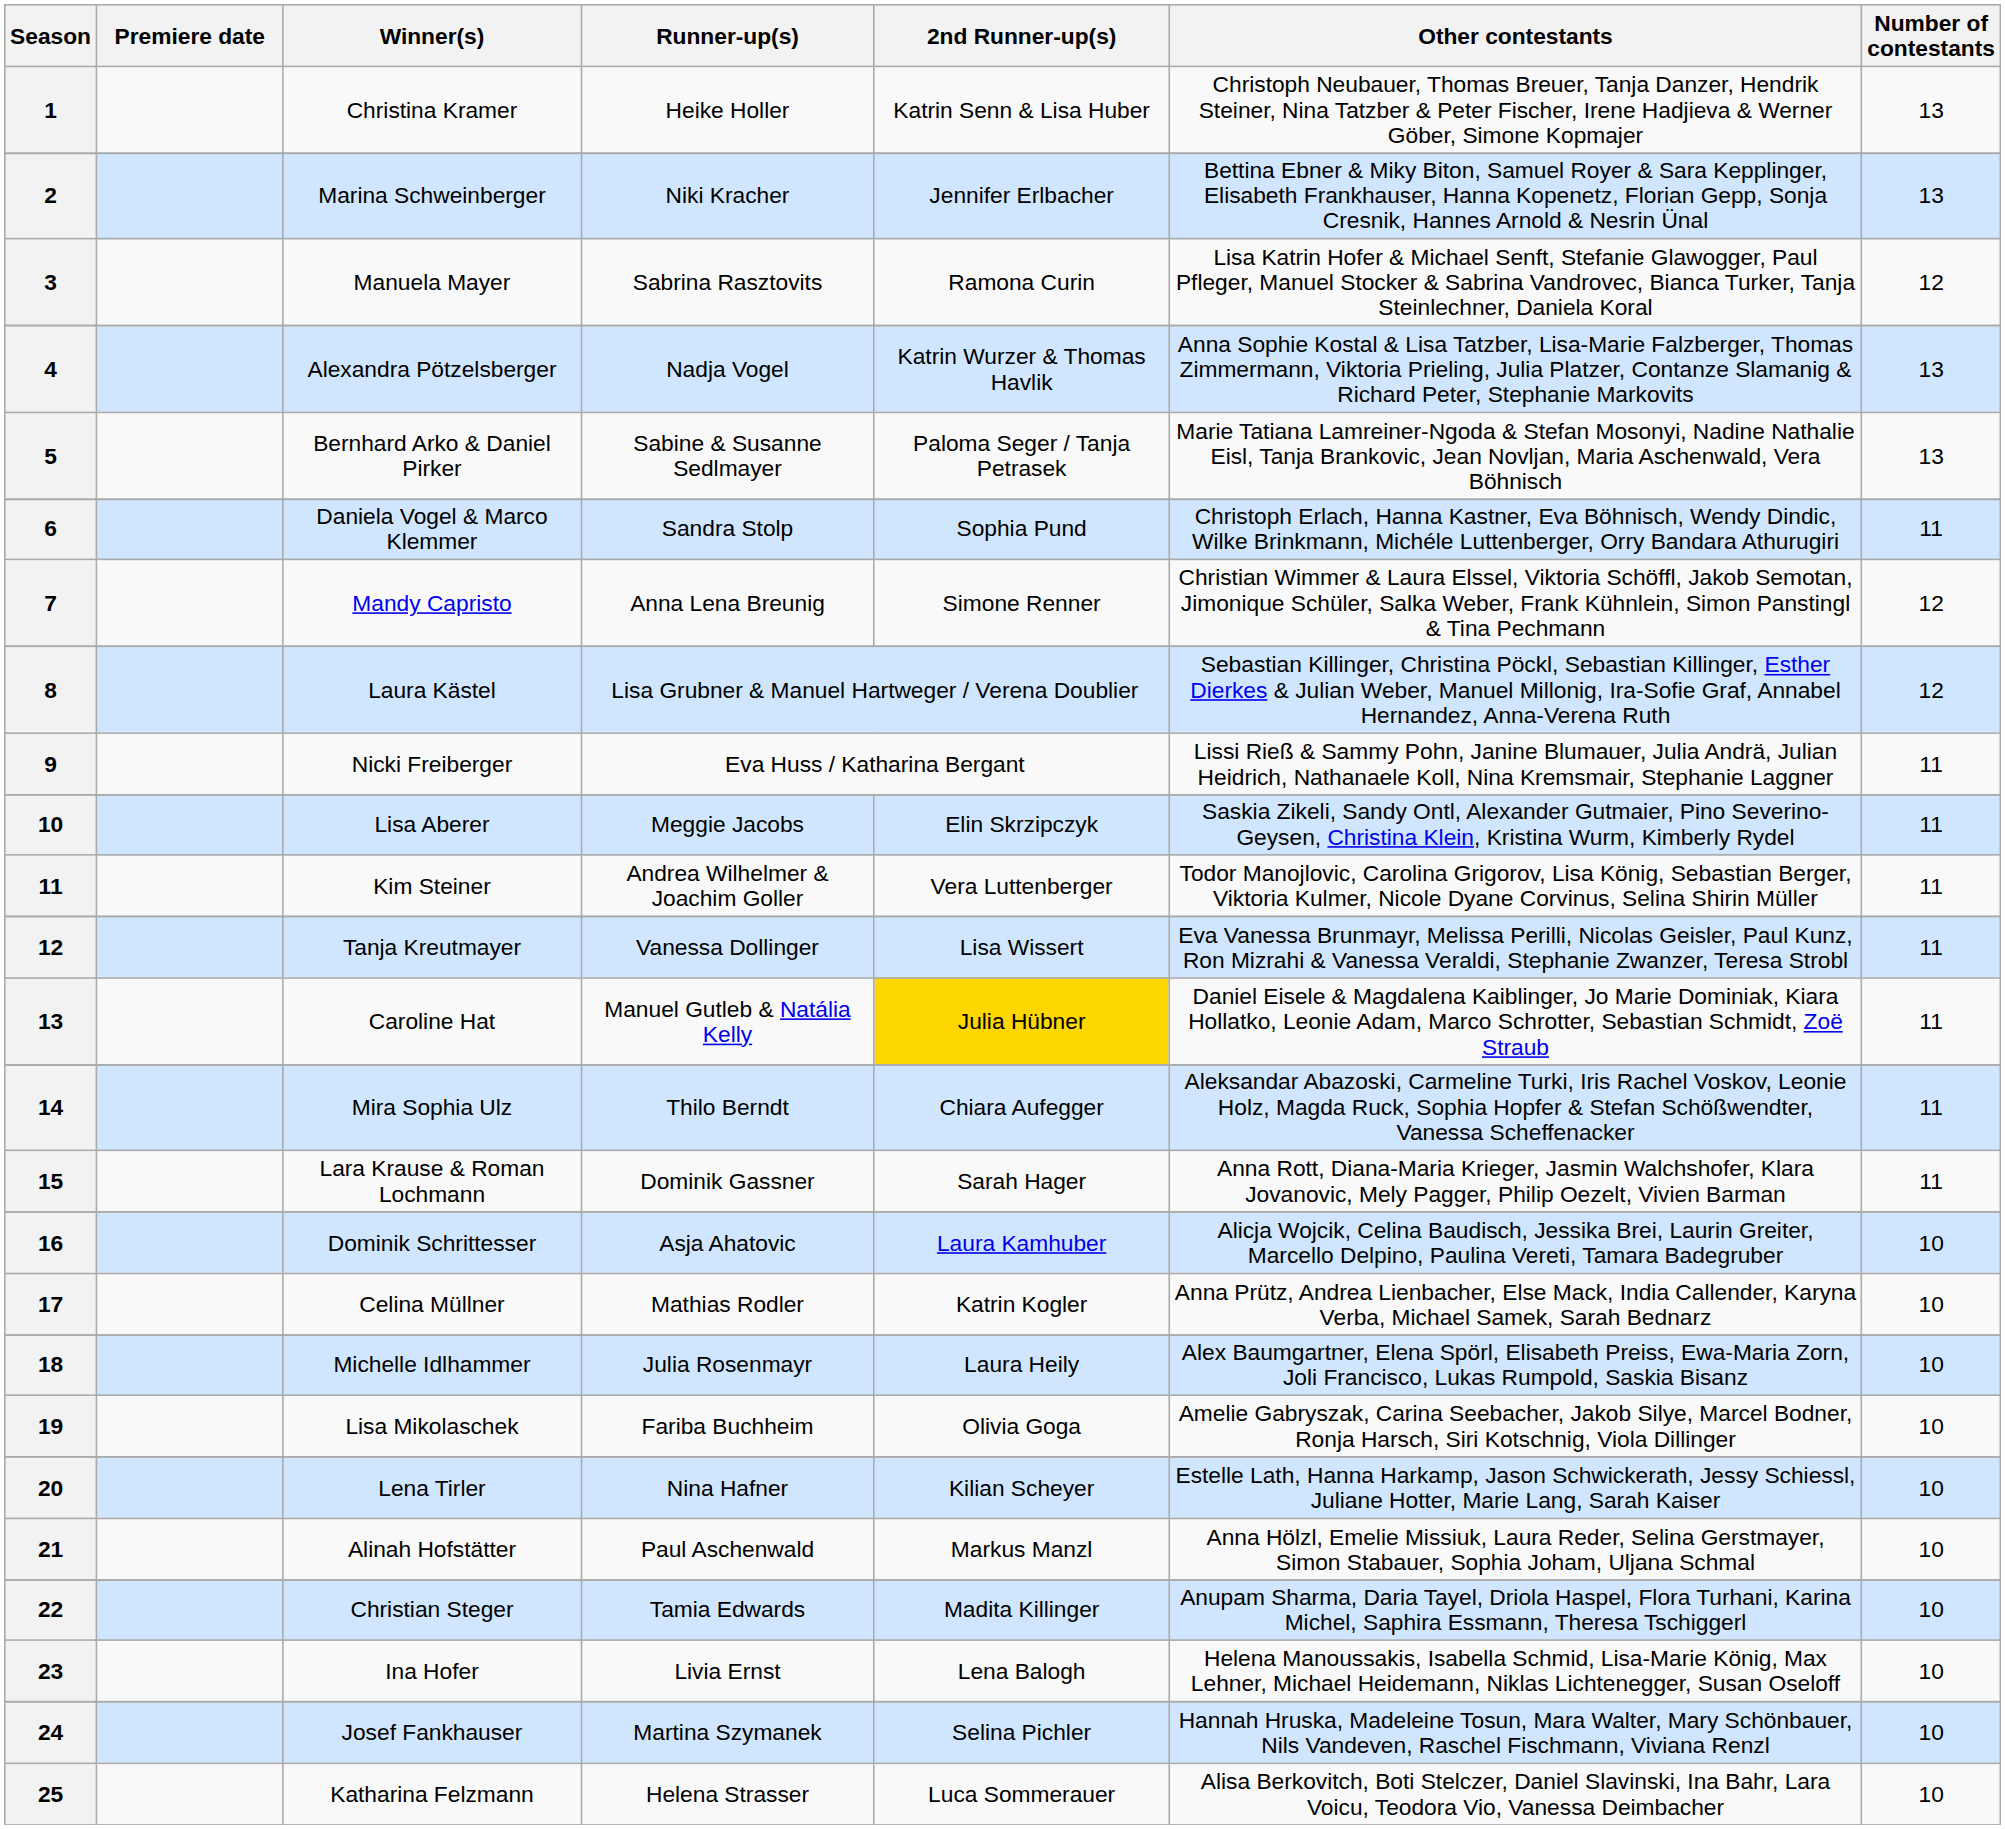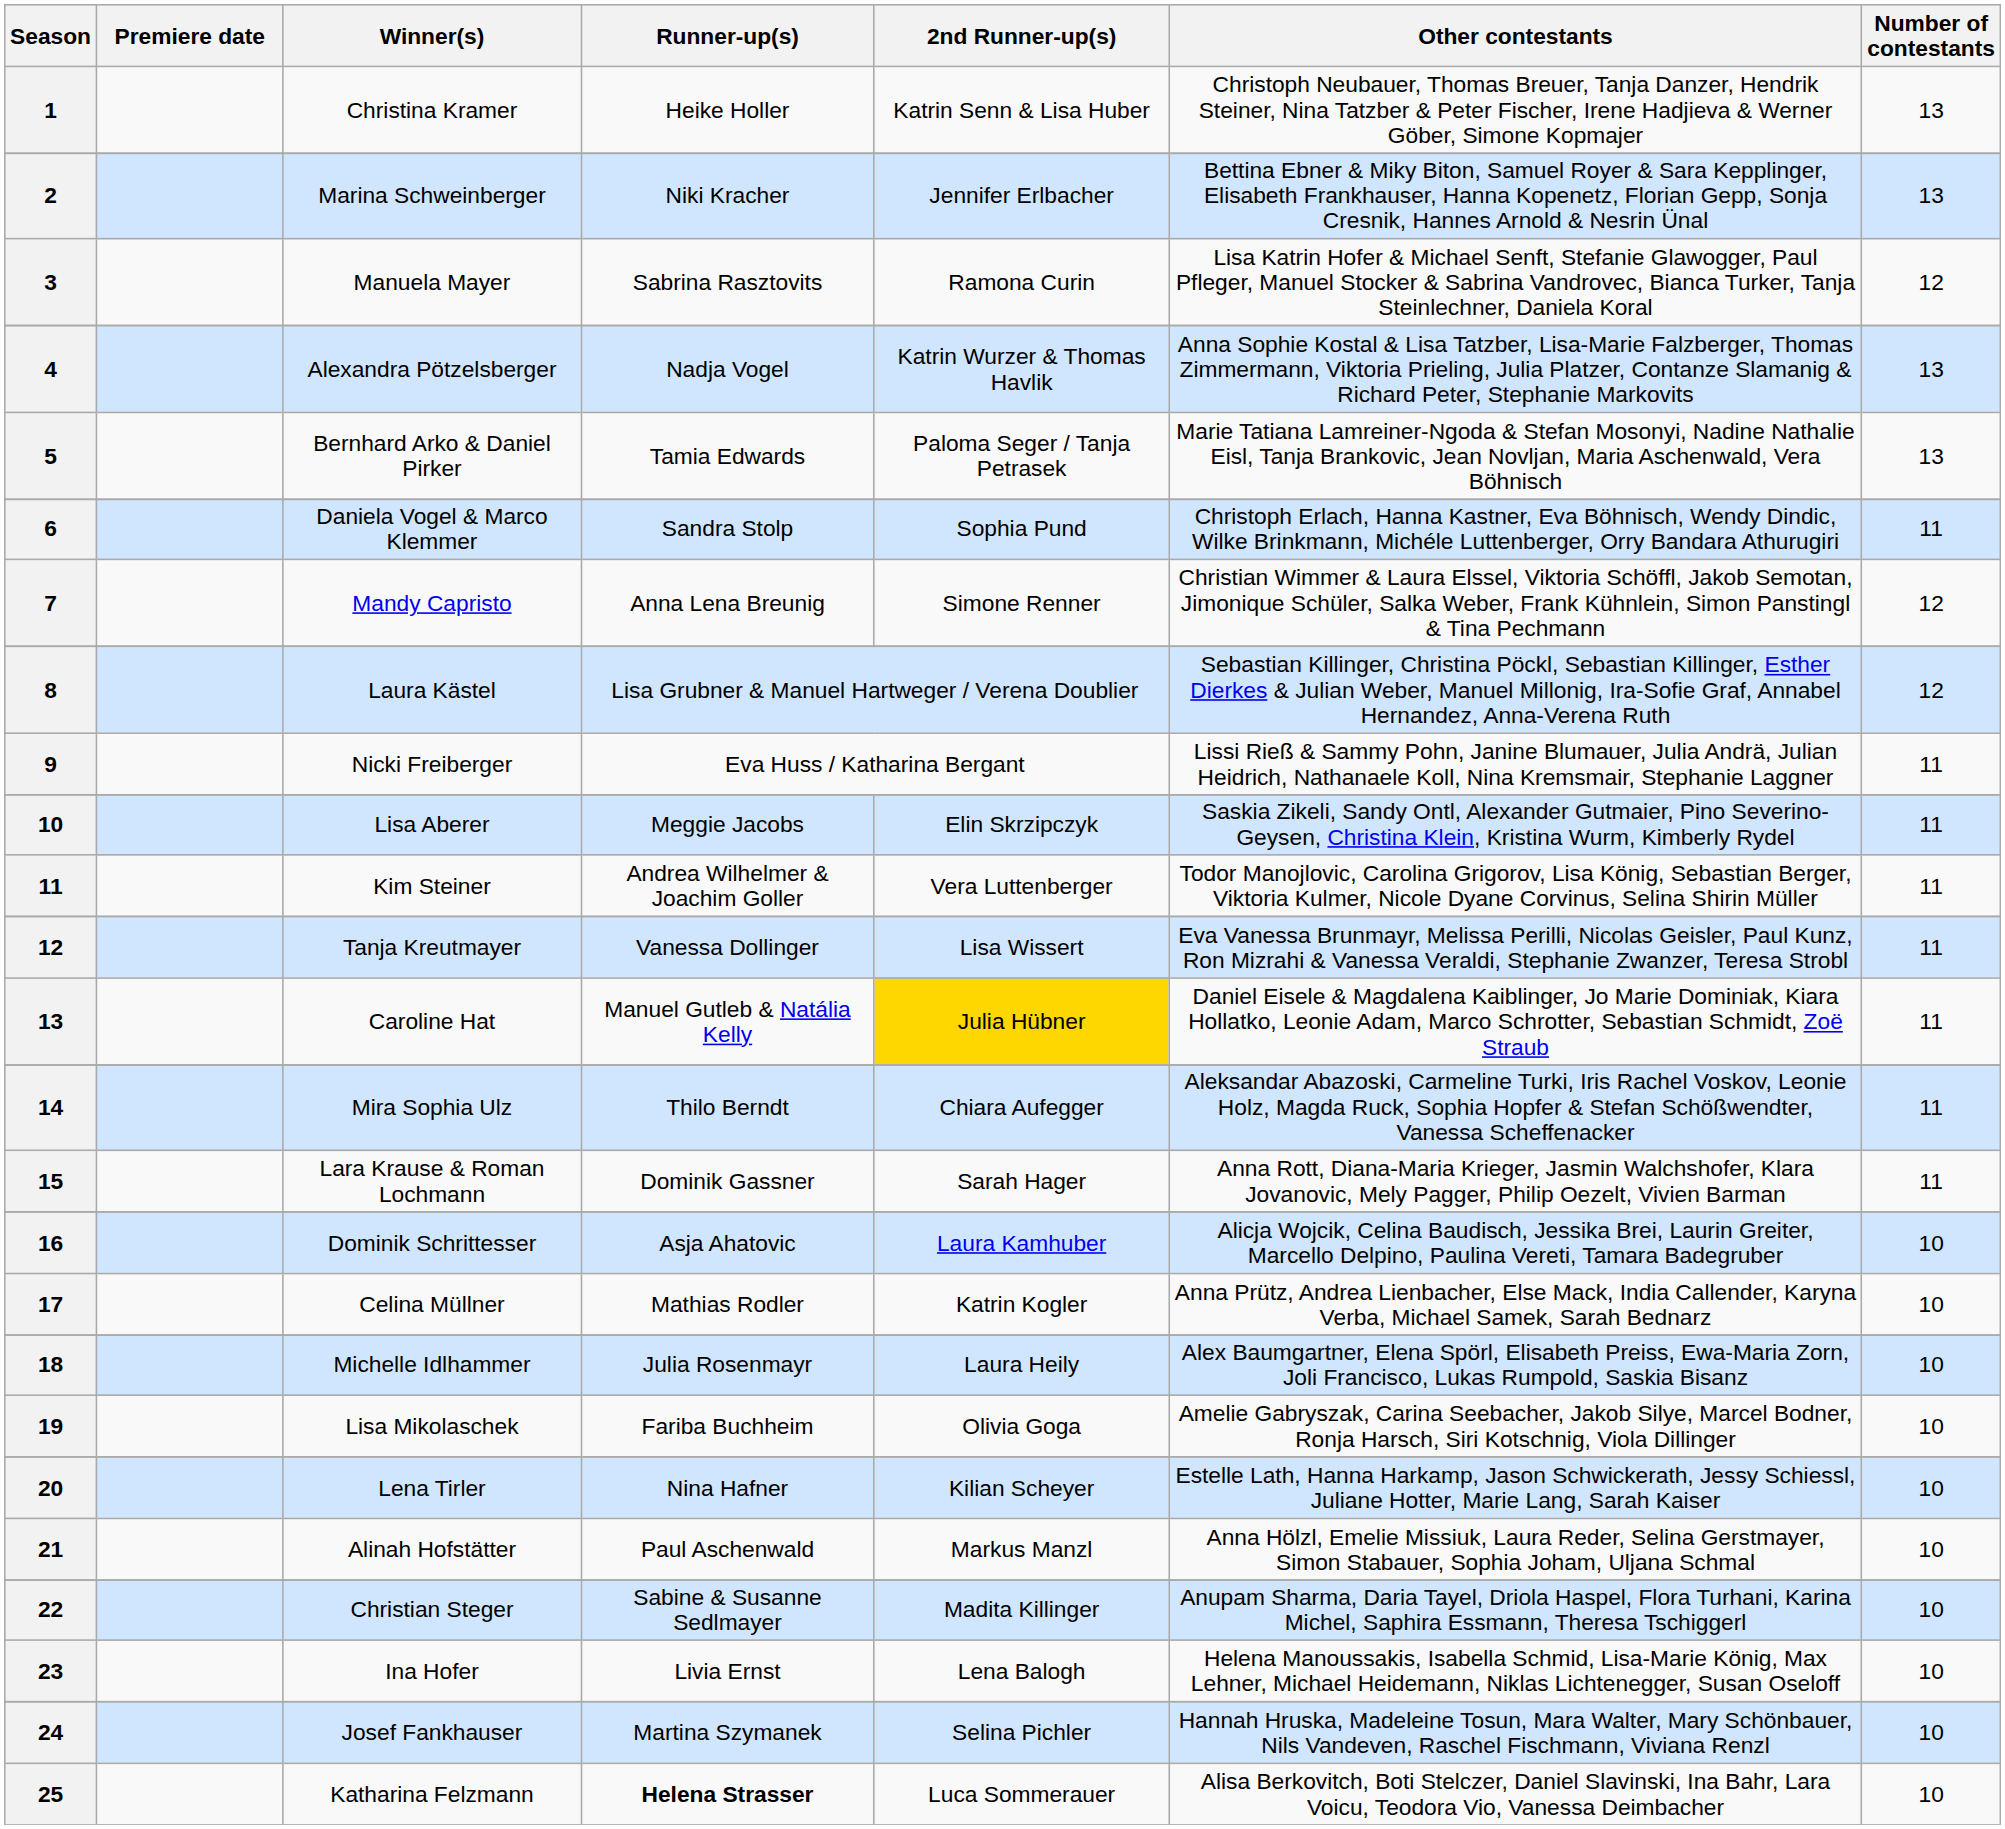(727, 456) Sabine & Susanne Sedlmayer -> (727, 456) Tamia Edwards
(727, 1610) Tamia Edwards -> (727, 1610) Sabine & Susanne Sedlmayer
(727, 1794) normal -> (728, 1794) bold
